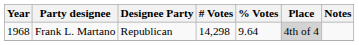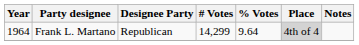(18, 31) 1968 -> (18, 31) 1964
(214, 31) 14,298 -> (214, 31) 14,299
